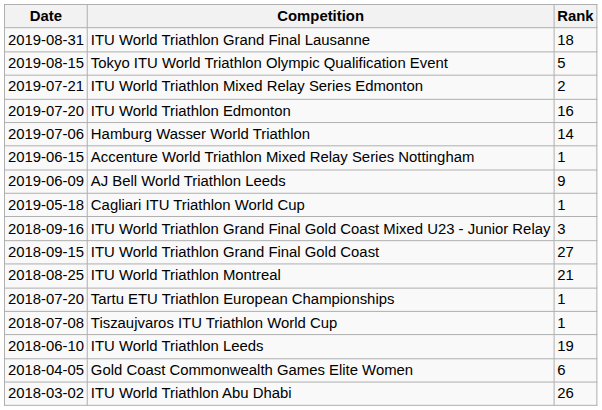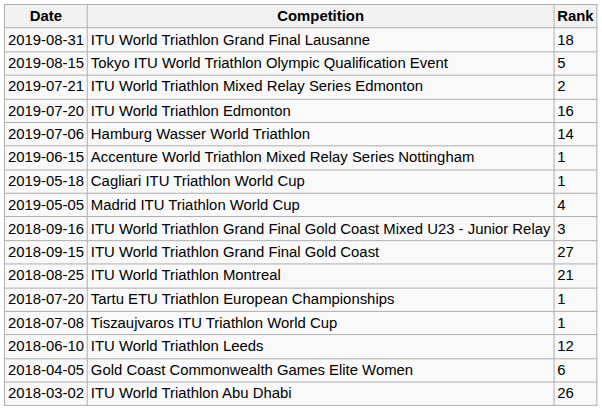- row: (188, 181)
+ row: (195, 205)
(566, 346) 19 -> (566, 346) 12
